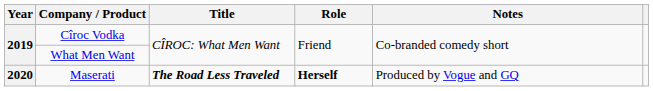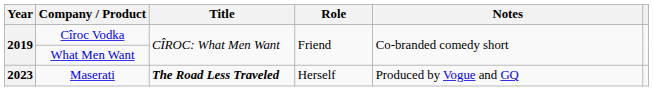(20, 75) 2020 -> (20, 75) 2023
(318, 75) bold -> (317, 75) normal
